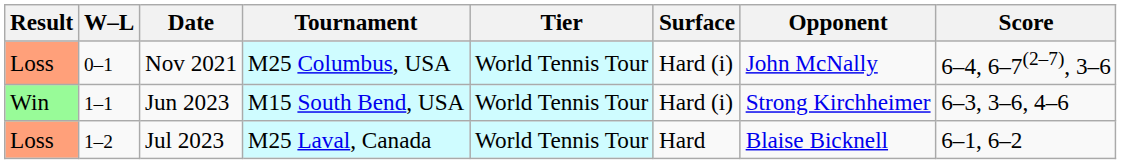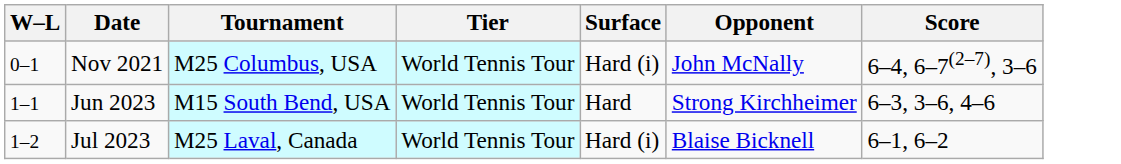- column: (42, 22)
(696, 102) Hard (i) -> (608, 102) Hard
(682, 139) Hard -> (622, 139) Hard (i)
